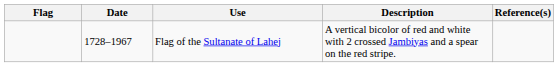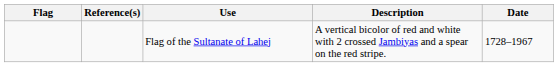columns swapped: (117, 12) <-> (523, 12)
